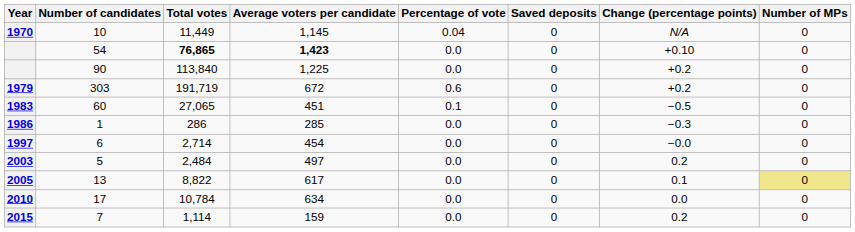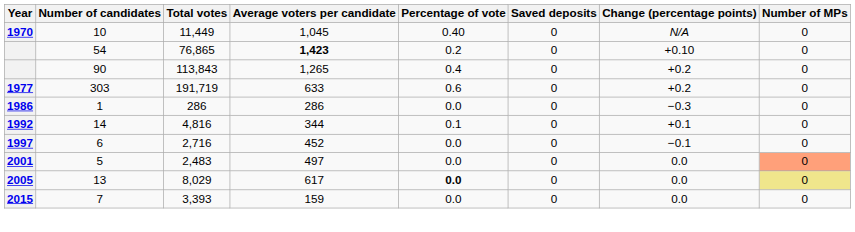(314, 32) 1,145 -> (314, 32) 1,045
(453, 32) 0.04 -> (453, 32) 0.40
(197, 50) bold -> (197, 50) normal
(453, 50) 0.0 -> (453, 50) 0.2
(197, 69) 113,840 -> (197, 69) 113,843
(314, 69) 1,225 -> (314, 69) 1,265
(453, 69) 0.0 -> (453, 69) 0.4
(20, 87) 1979 -> (20, 87) 1977
(314, 87) 672 -> (314, 87) 633
- row: (100, 106)
(314, 124) 285 -> (314, 106) 286
+ row: (100, 124)
(197, 143) 2,714 -> (197, 143) 2,716
(314, 143) 454 -> (314, 143) 452
(679, 143) −0.0 -> (679, 143) −0.1
(20, 161) 2003 -> (20, 161) 2001
(197, 161) 2,484 -> (197, 161) 2,483
(679, 161) 0.2 -> (679, 161) 0.0
(805, 161) no background -> (805, 161) lightsalmon background
(197, 180) 8,822 -> (197, 180) 8,029
(453, 180) normal -> (453, 180) bold
(679, 180) 0.1 -> (679, 180) 0.0
- row: (100, 198)
(197, 217) 1,114 -> (197, 198) 3,393
(679, 217) 0.2 -> (679, 198) 0.0
